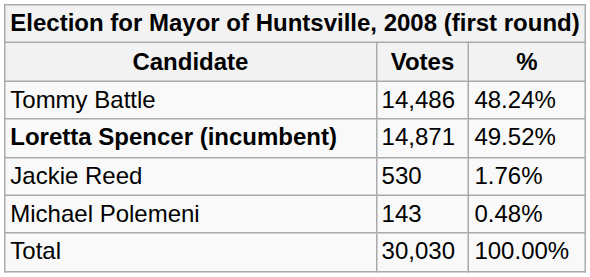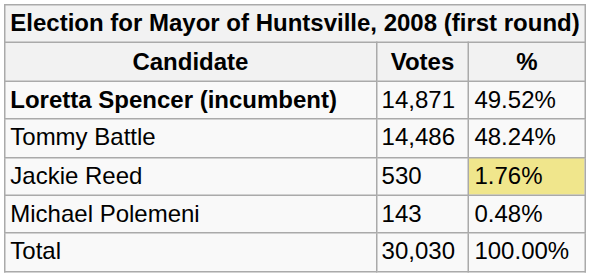rows swapped: (174, 137) <-> (83, 99)
(508, 175) no background -> (508, 175) khaki background
